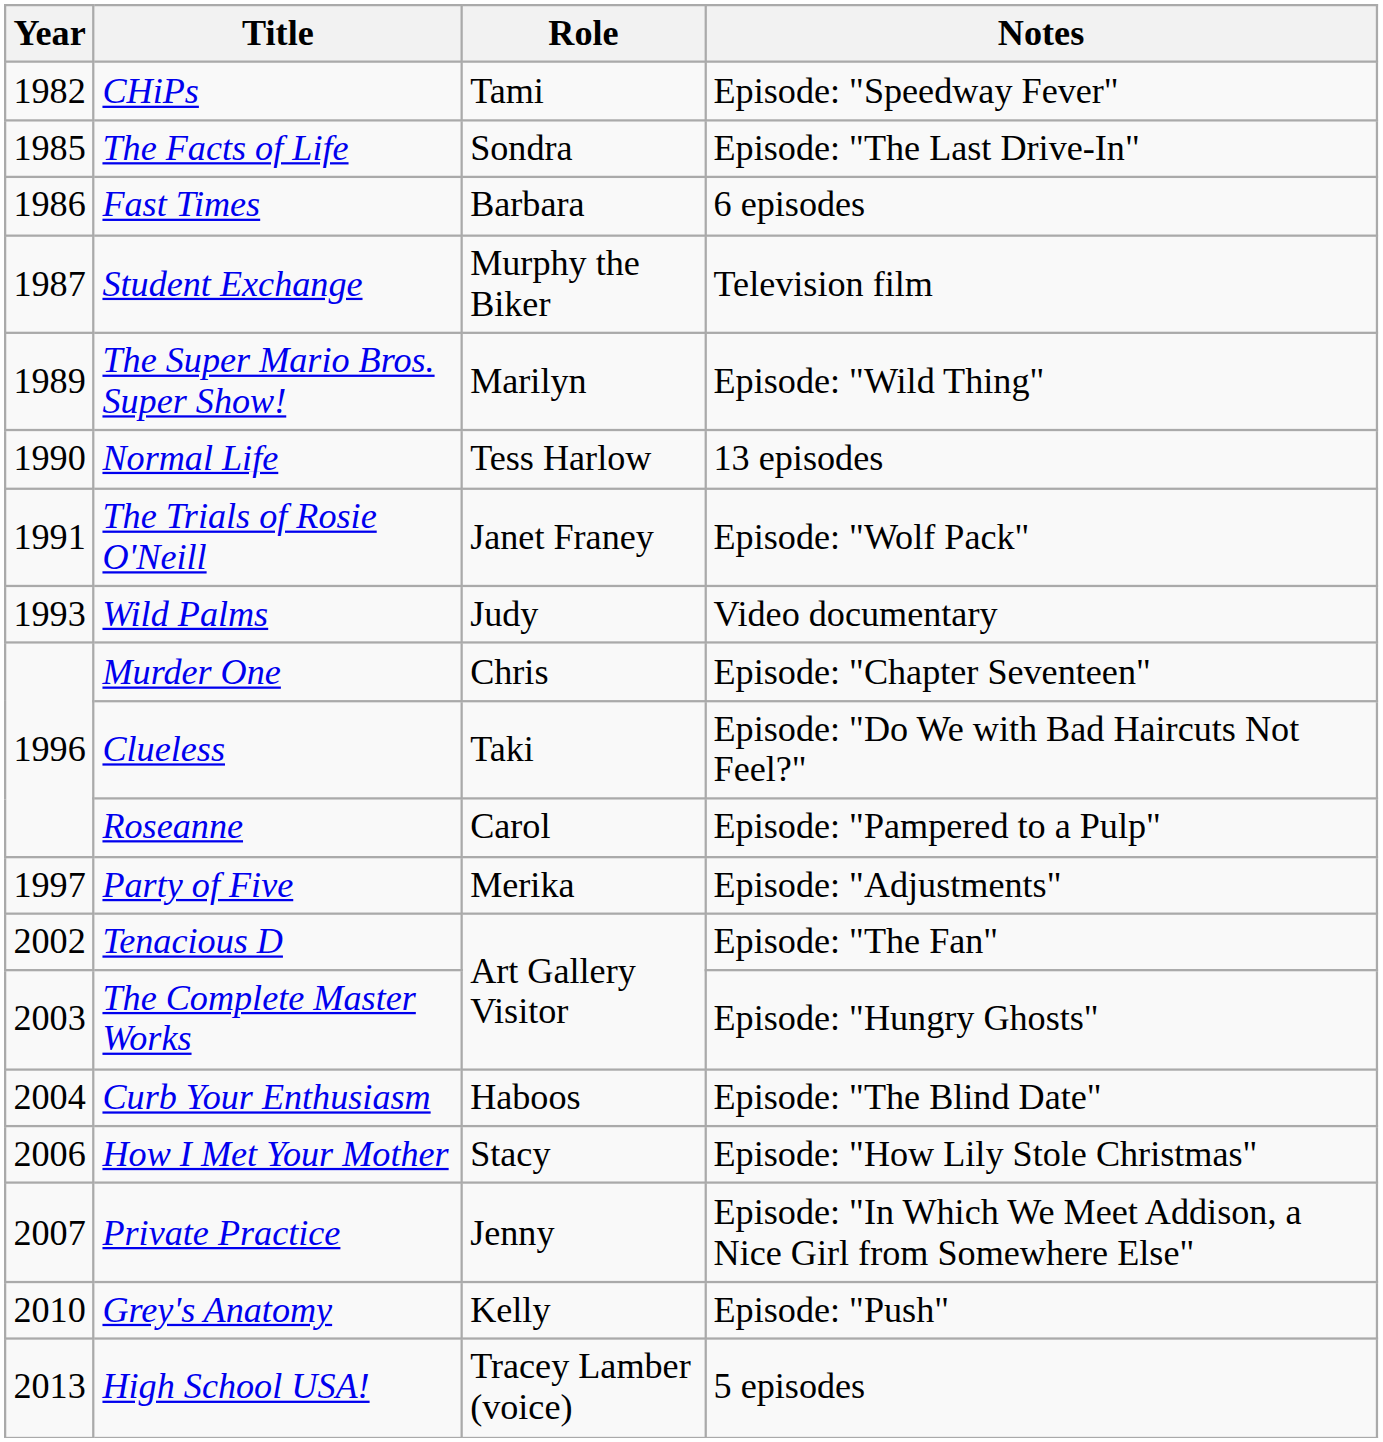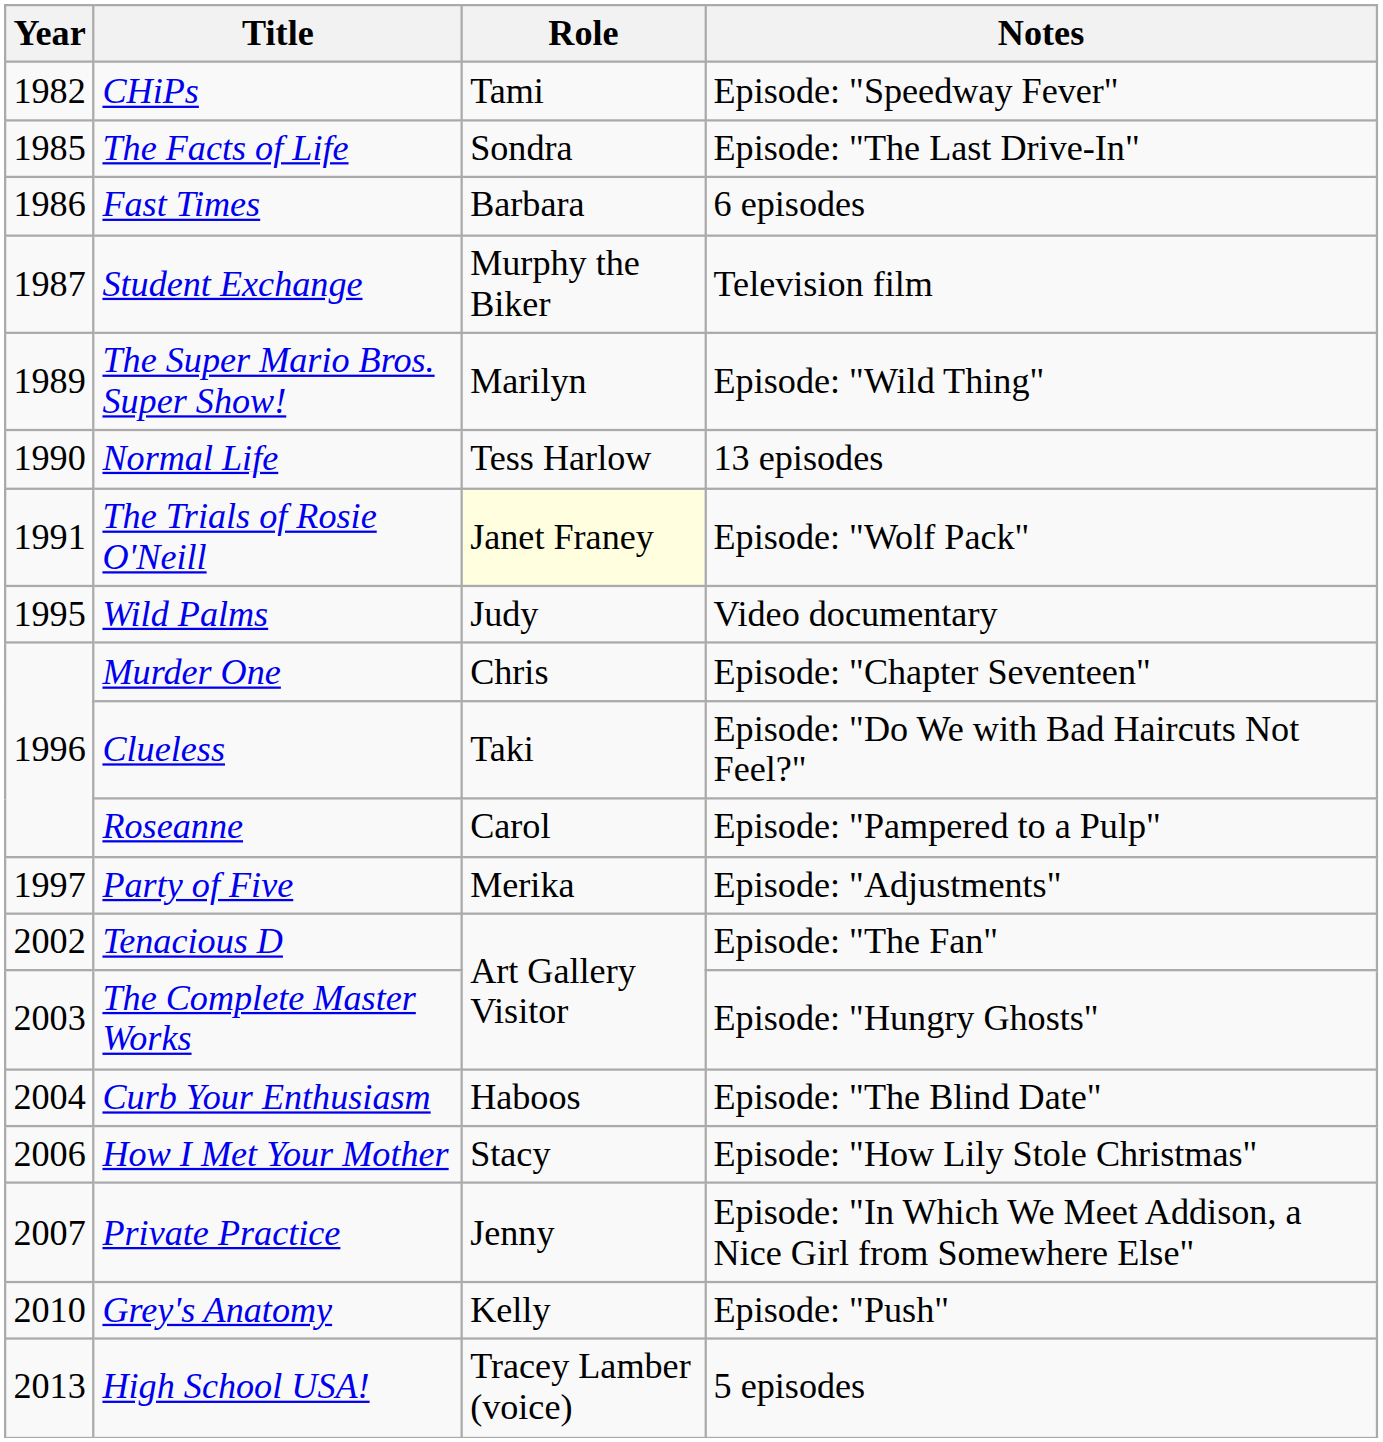(562, 536) no background -> (562, 536) lightyellow background
(50, 613) 1993 -> (50, 613) 1995
